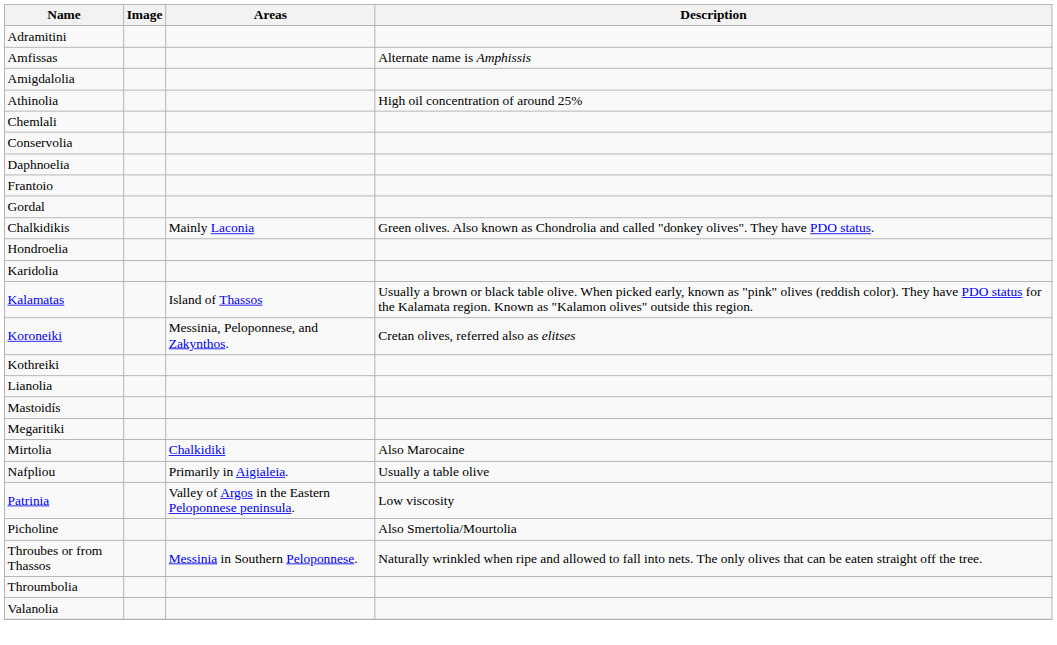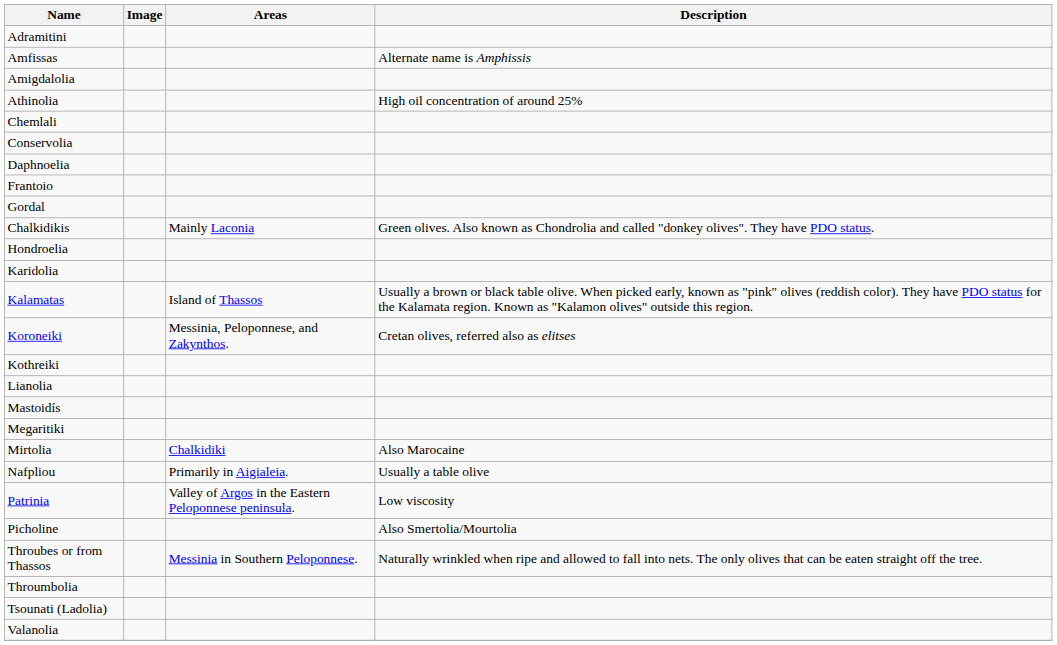+ row: (57, 608)
